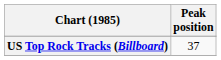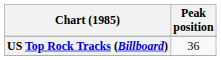(193, 45) 37 -> (193, 45) 36
